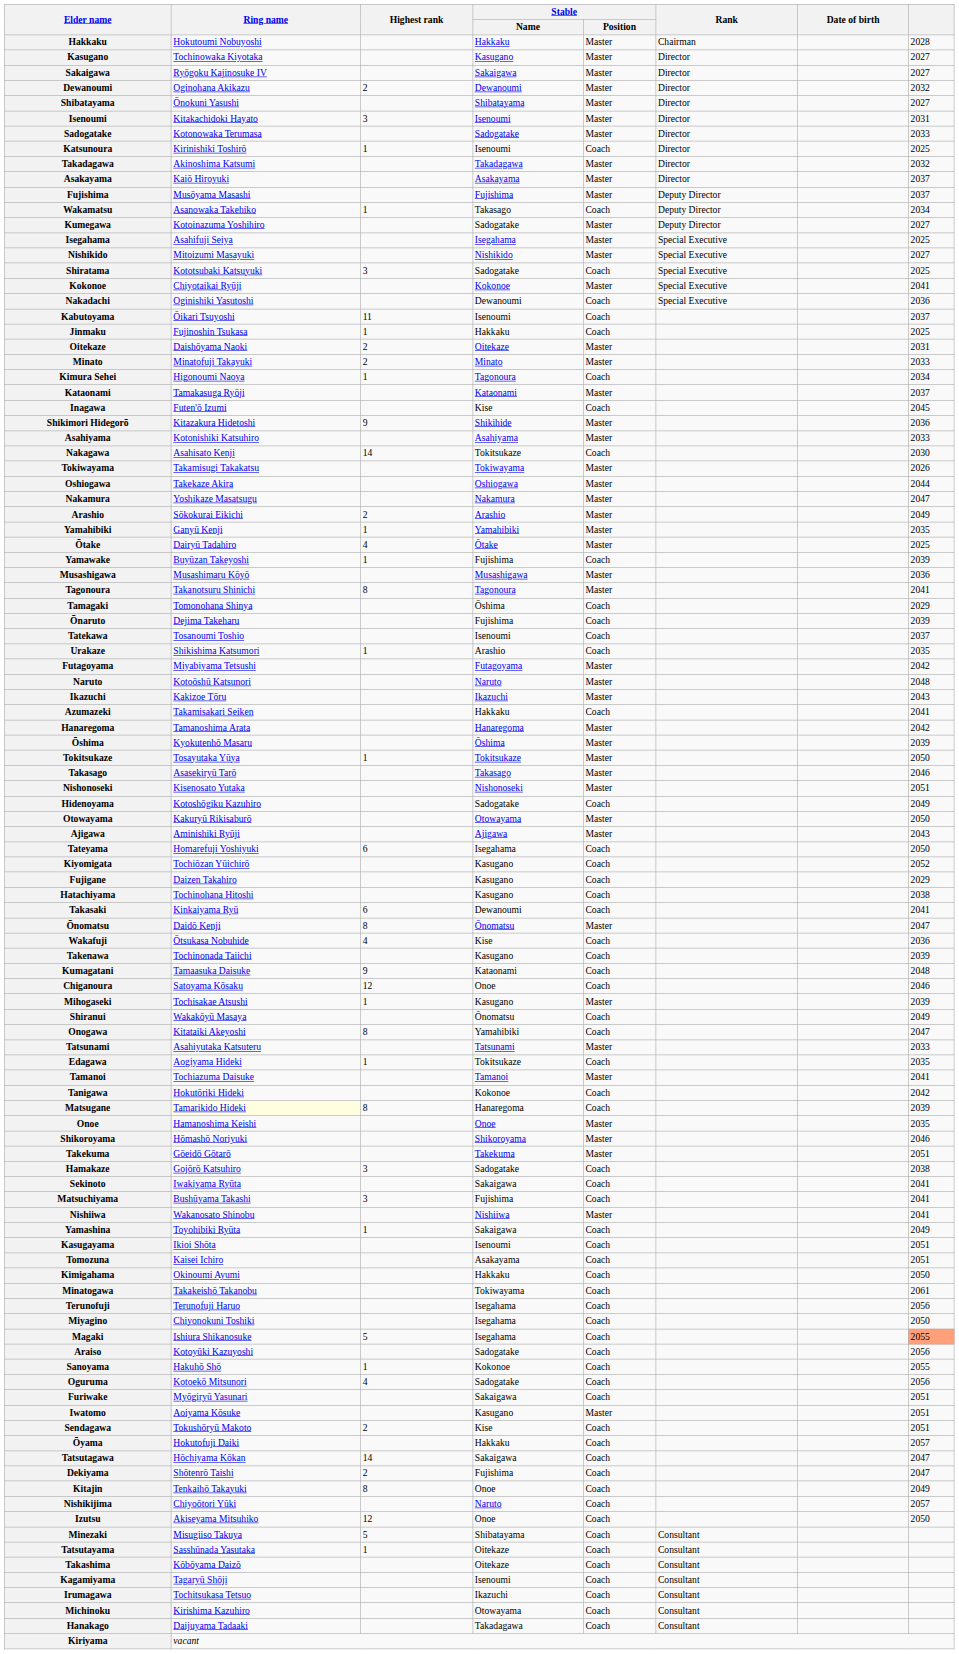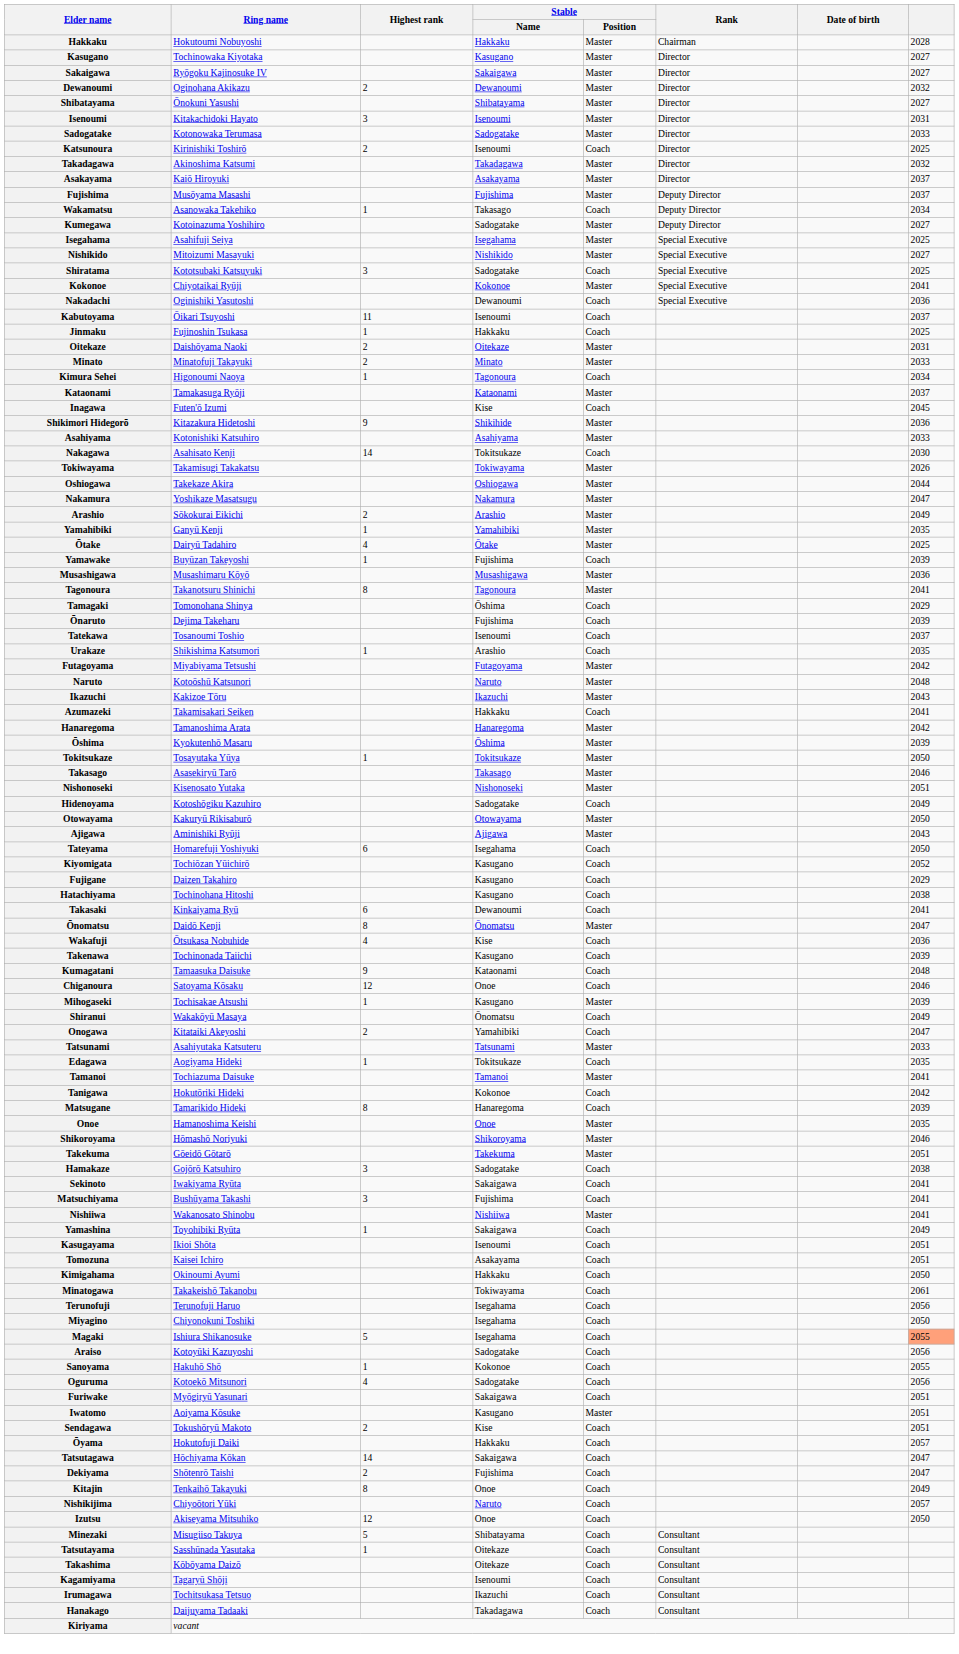(365, 149) 1 -> (365, 149) 2
(365, 1032) 8 -> (365, 1032) 2
(210, 1108) lightyellow background -> (210, 1108) no background
- row: (88, 1610)
